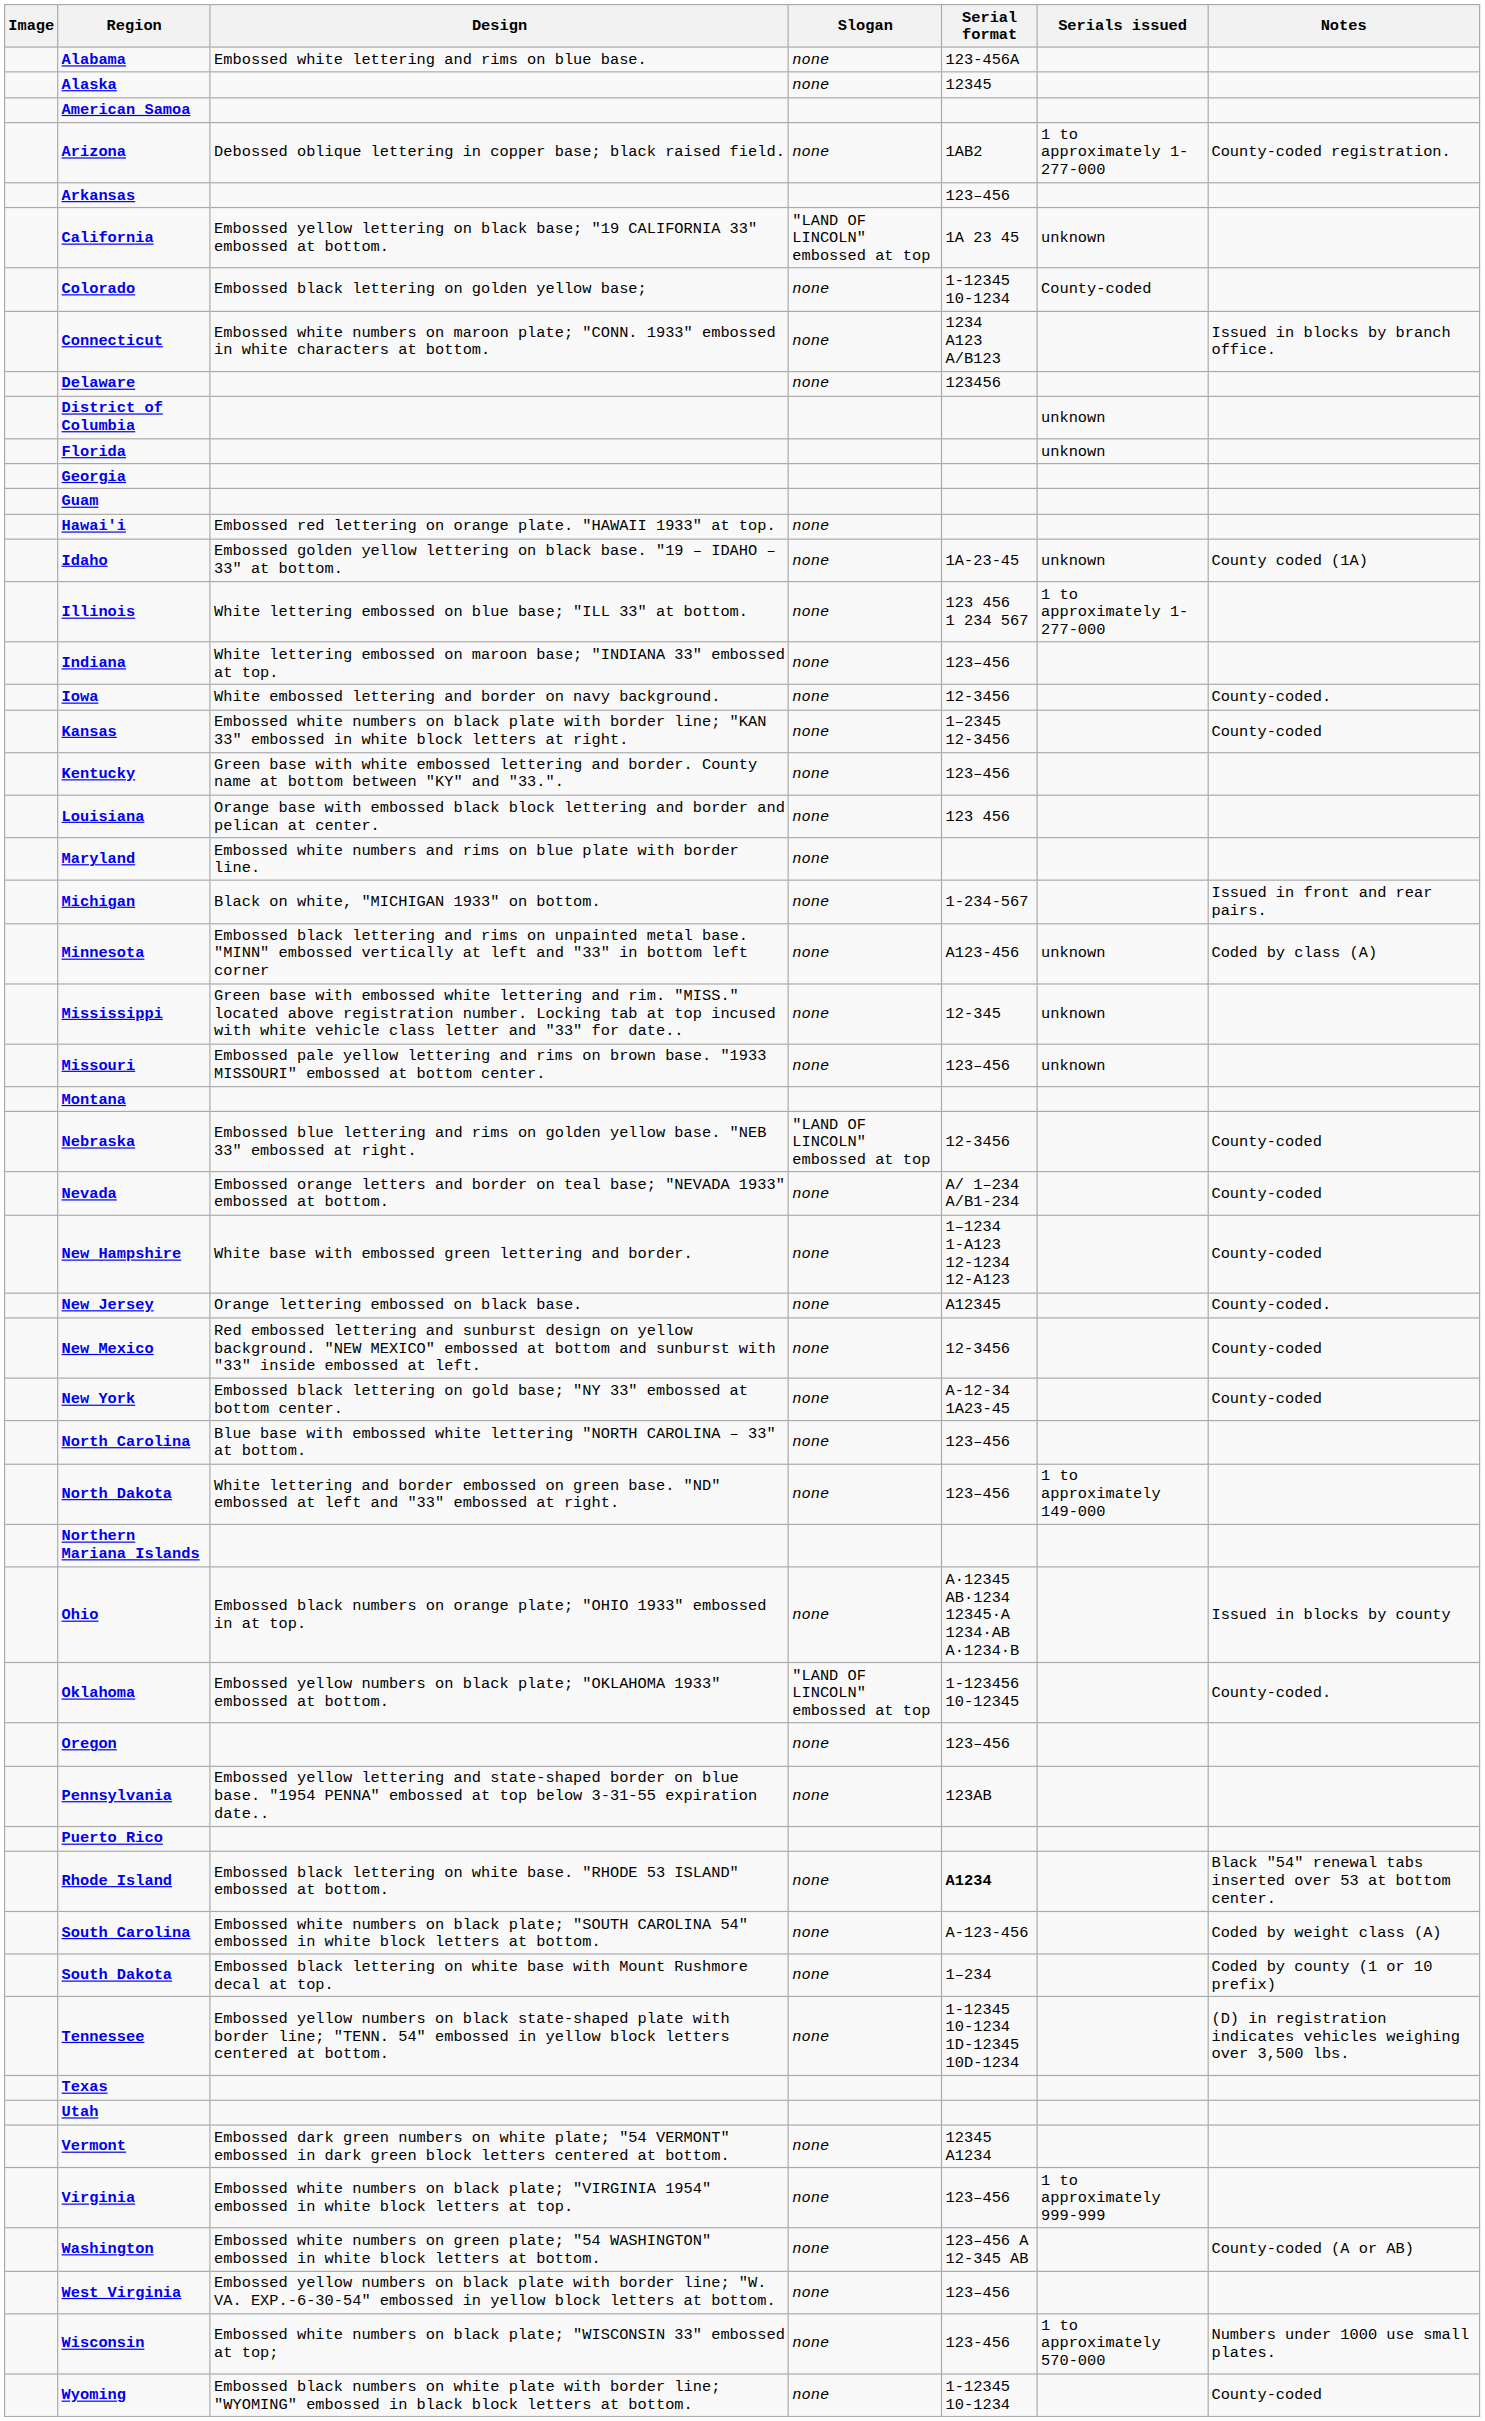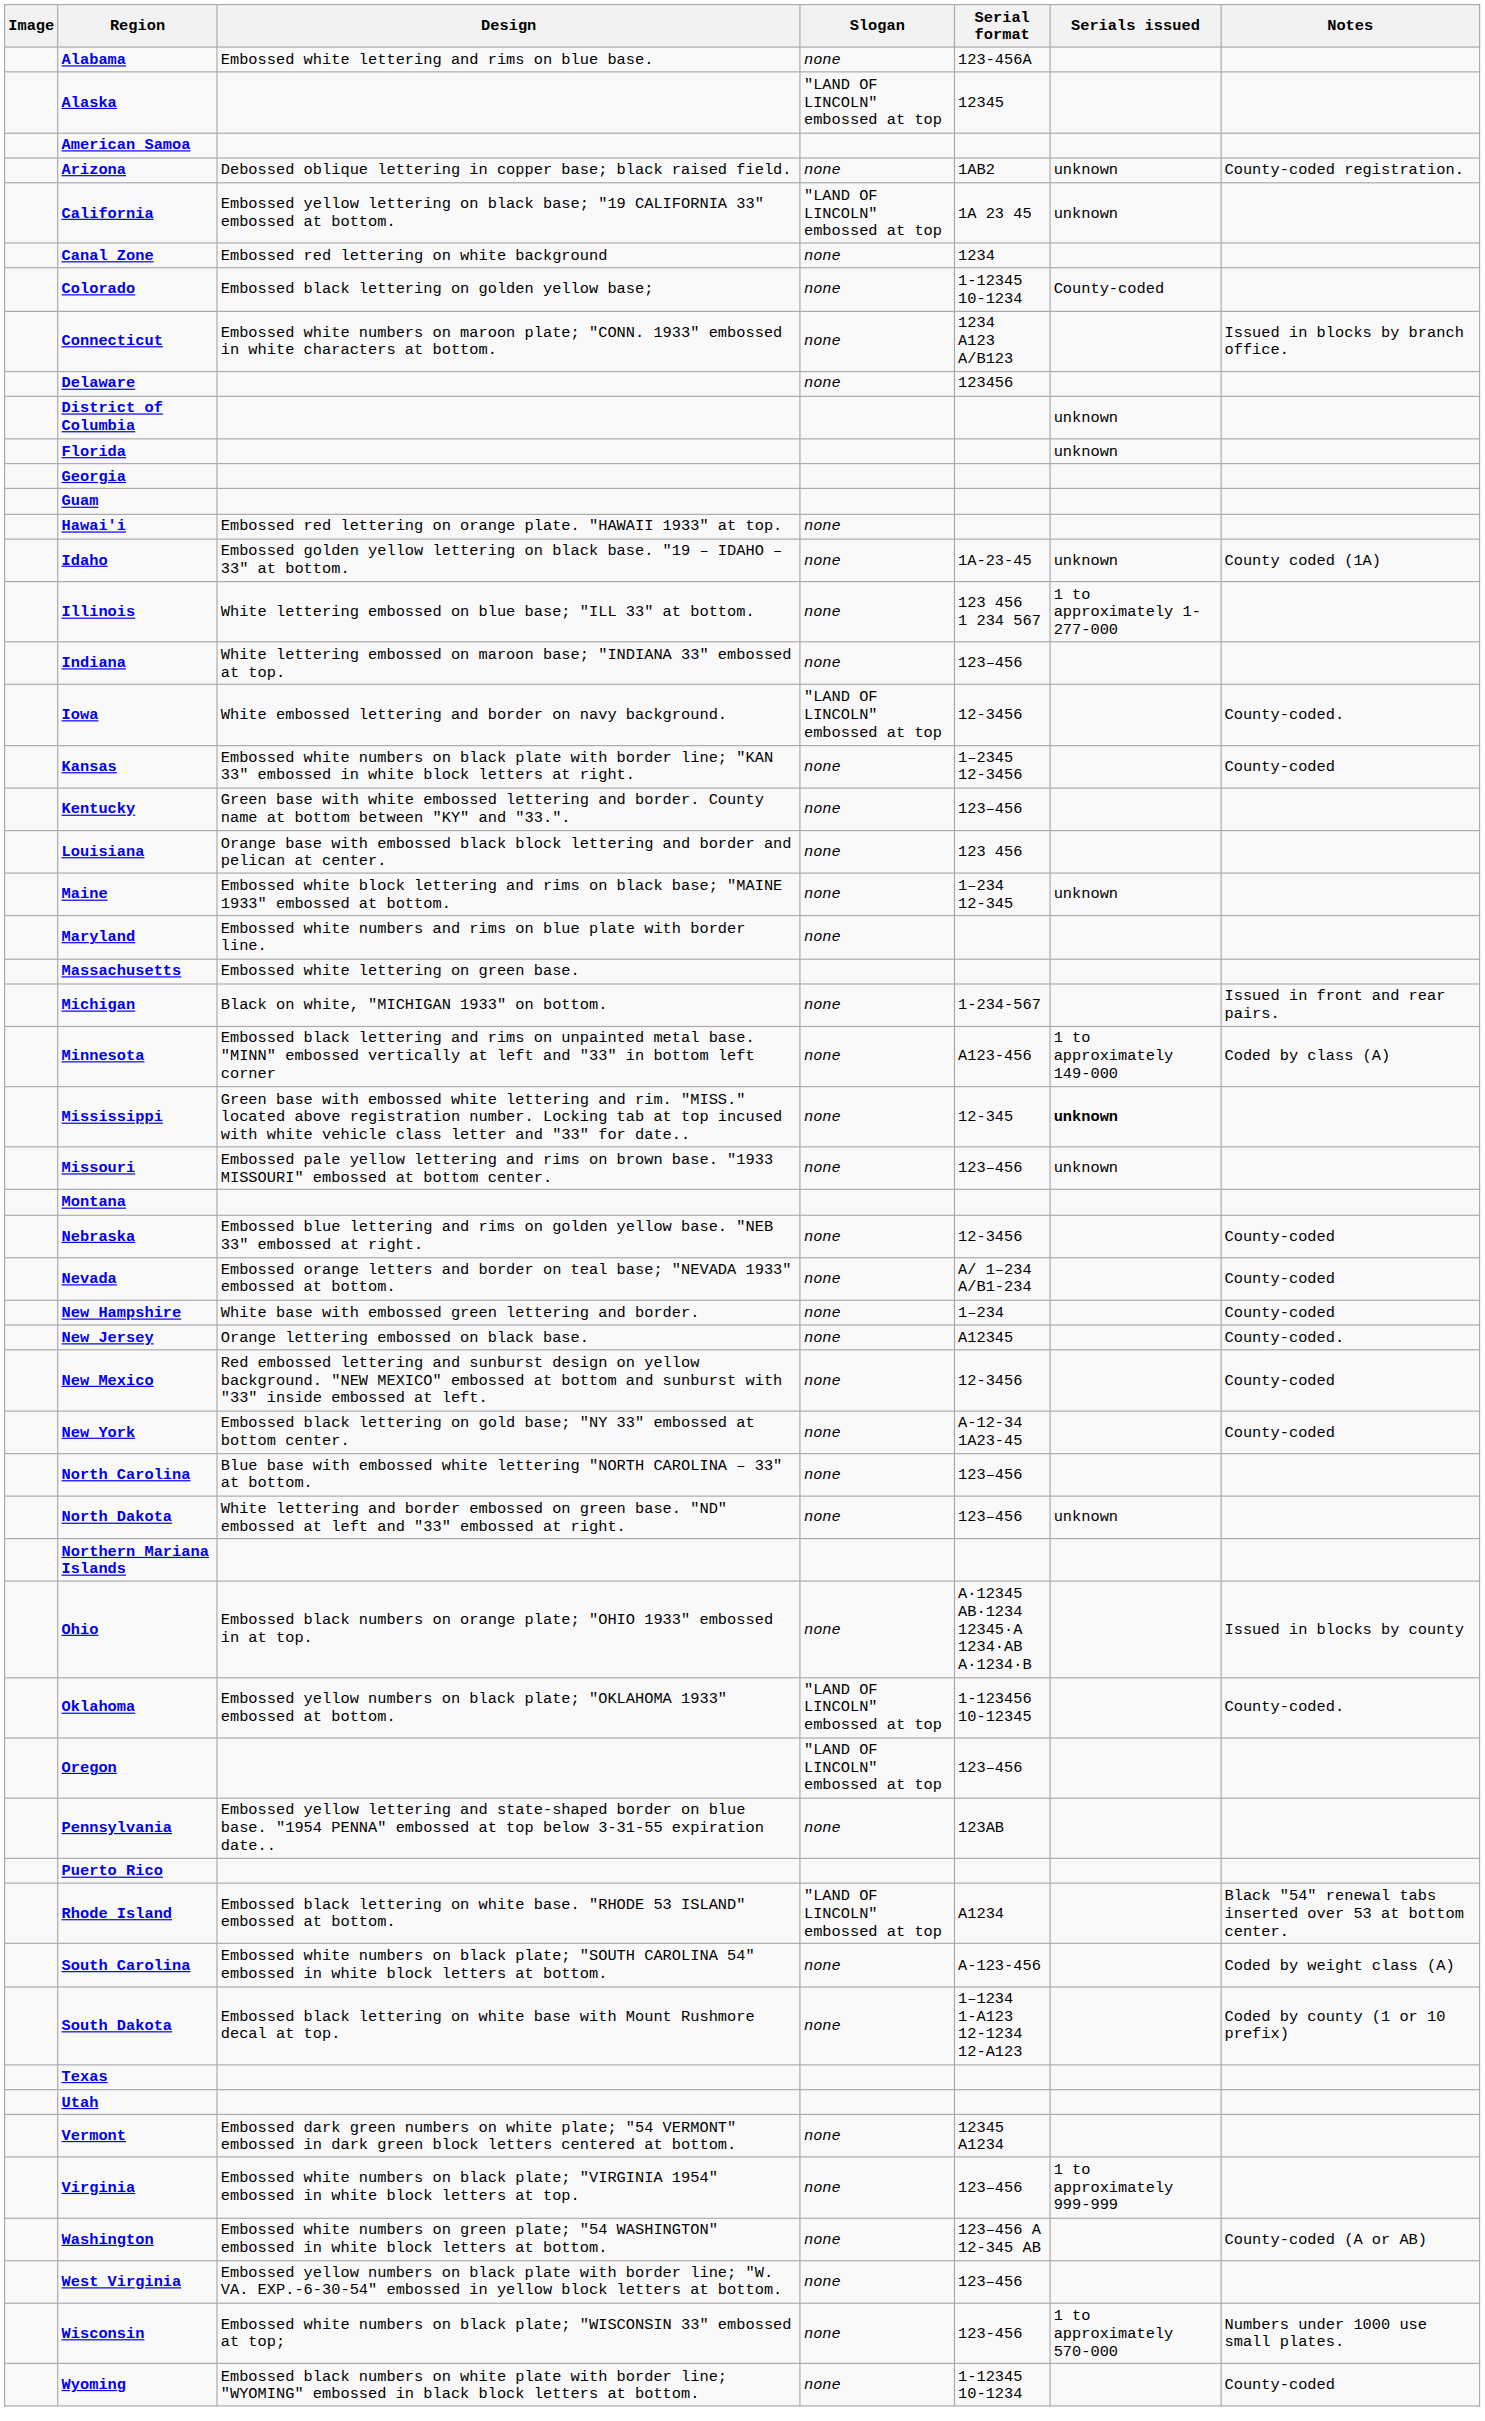(811, 85) none -> (873, 102) "LAND OF LINCOLN" embossed at top
(1115, 152) 1 to approximately 1-277-000 -> (1086, 170) unknown
- row: (98, 195)
+ row: (108, 256)
(811, 697) none -> (873, 715) "LAND OF LINCOLN" embossed at top
+ row: (85, 895)
+ row: (121, 971)
(1073, 953) unknown -> (1113, 1057) 1 to approximately 149-000
(1073, 1014) normal -> (1086, 1117) bold
(861, 1142) "LAND OF LINCOLN" embossed at top -> (822, 1236) none
(978, 1254) 1–1234 1-A123 12-1234 12-A123 -> (981, 1313) 1–234
(1101, 1494) 1 to approximately 149-000 -> (1086, 1517) unknown
(811, 1744) none -> (873, 1768) "LAND OF LINCOLN" embossed at top
(811, 1881) none -> (873, 1914) "LAND OF LINCOLN" embossed at top
(969, 1881) bold -> (981, 1914) normal
(969, 1976) 1–234 -> (990, 2026) 1–1234 1-A123 12-1234 12-A123
- row: (103, 2036)
